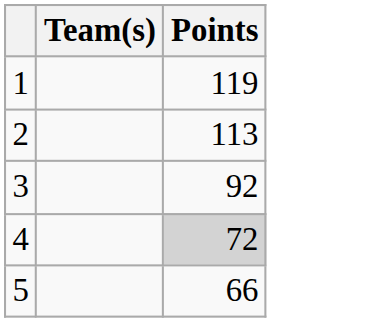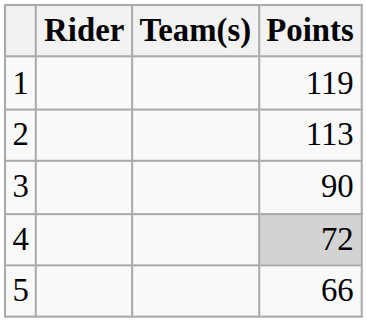+ column: (84, 30)
(242, 186) 92 -> (337, 186) 90
